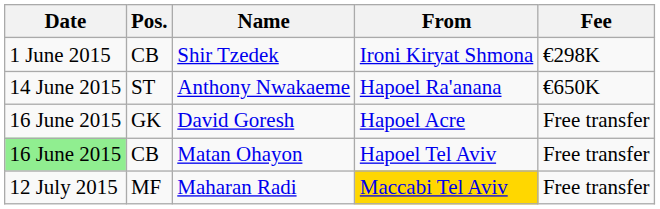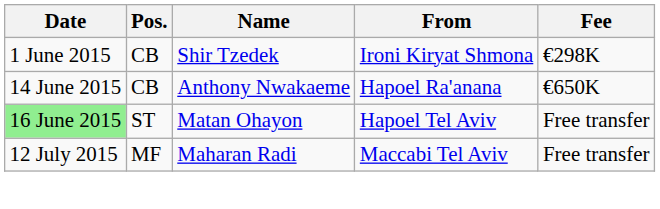(143, 87) ST -> (145, 87) CB
- row: (236, 120)
(145, 154) CB -> (143, 120) ST
(434, 187) gold background -> (434, 154) no background
